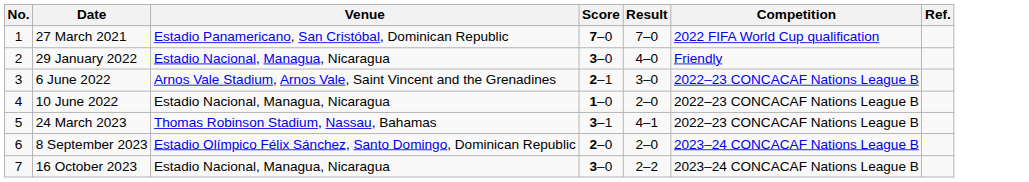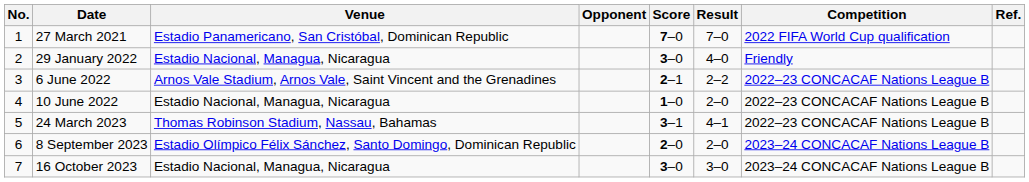+ column: (614, 15)
(647, 79) 3–0 -> (717, 79) 2–2
(647, 166) 2–2 -> (717, 166) 3–0
